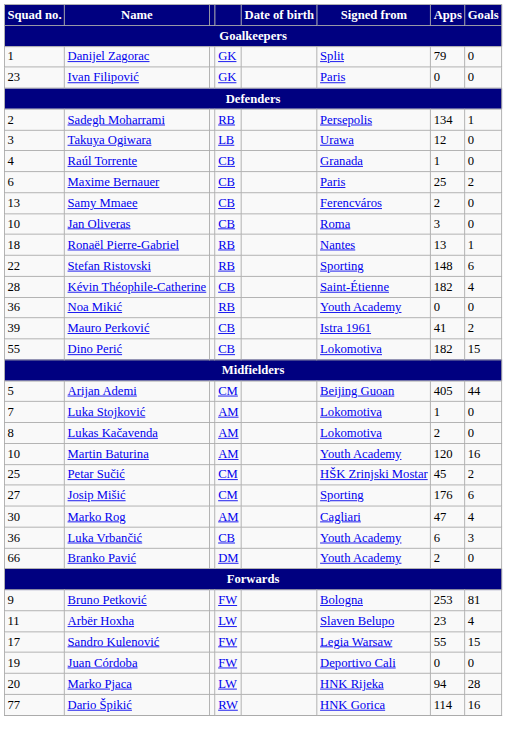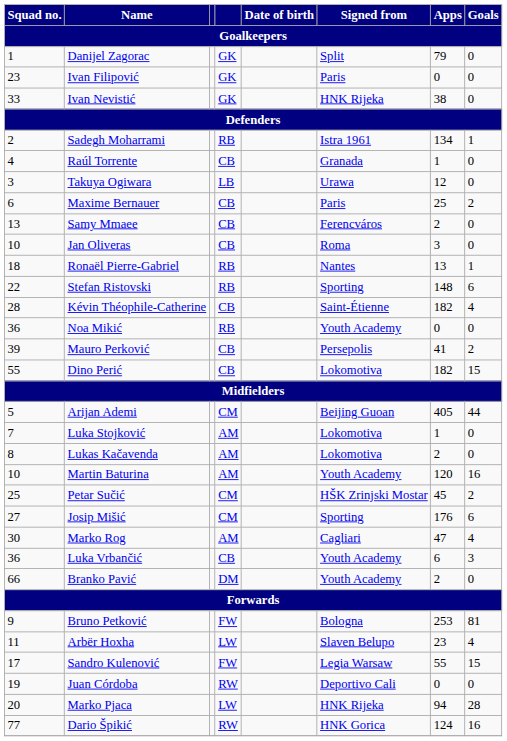+ row: (102, 98)
(346, 119) Persepolis -> (346, 140) Istra 1961
rows swapped: (109, 140) <-> (102, 161)
(346, 328) Istra 1961 -> (346, 349) Persepolis
(228, 663) FW -> (228, 684) RW
(443, 705) 114 -> (443, 725) 124
